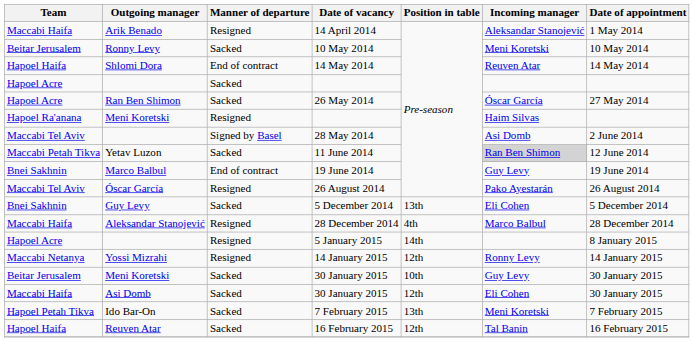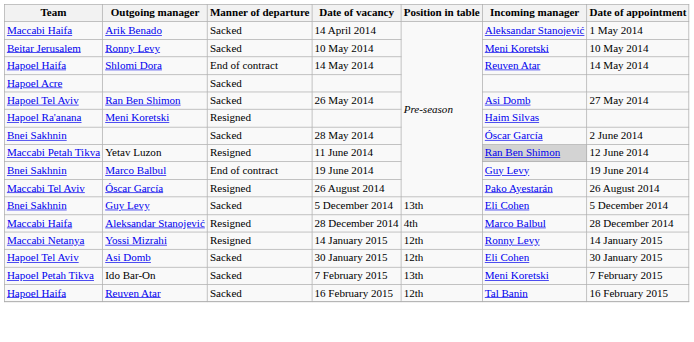(230, 30) Resigned -> (226, 30) Sacked
(35, 100) Hapoel Acre -> (43, 100) Hapoel Tel Aviv
(514, 100) Óscar García -> (508, 100) Asi Domb
(46, 135) Maccabi Tel Aviv -> (37, 135) Bnei Sakhnin
(246, 135) Signed by Basel -> (226, 135) Sacked
(508, 135) Asi Domb -> (514, 135) Óscar García
(226, 153) Sacked -> (230, 153) Resigned
- row: (155, 241)
- row: (137, 275)
(40, 293) Maccabi Haifa -> (43, 258) Hapoel Tel Aviv
